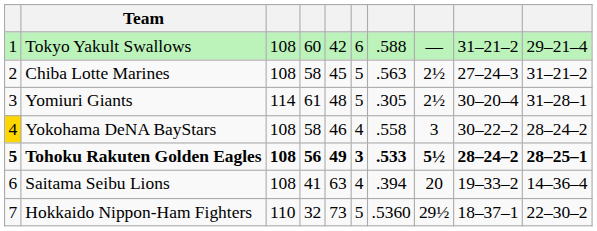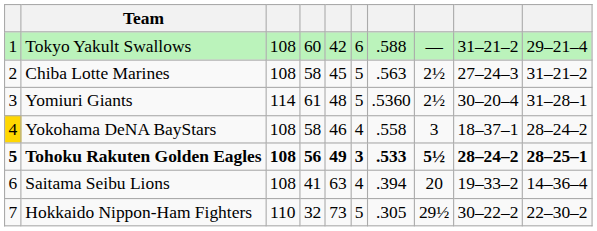(391, 101) .305 -> (391, 101) .5360
(488, 128) 30–22–2 -> (488, 128) 18–37–1
(391, 211) .5360 -> (391, 211) .305
(488, 211) 18–37–1 -> (488, 211) 30–22–2
